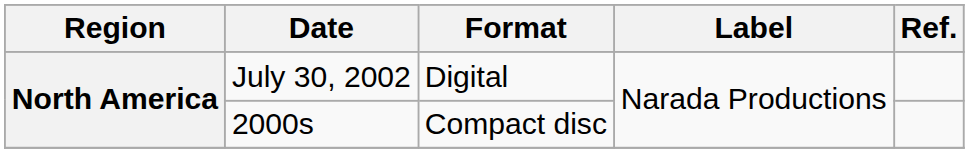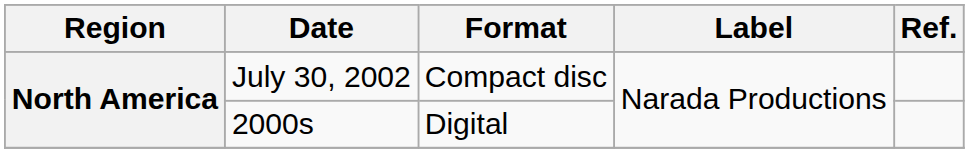(467, 76) Digital -> (516, 76) Compact disc
(516, 123) Compact disc -> (467, 123) Digital
